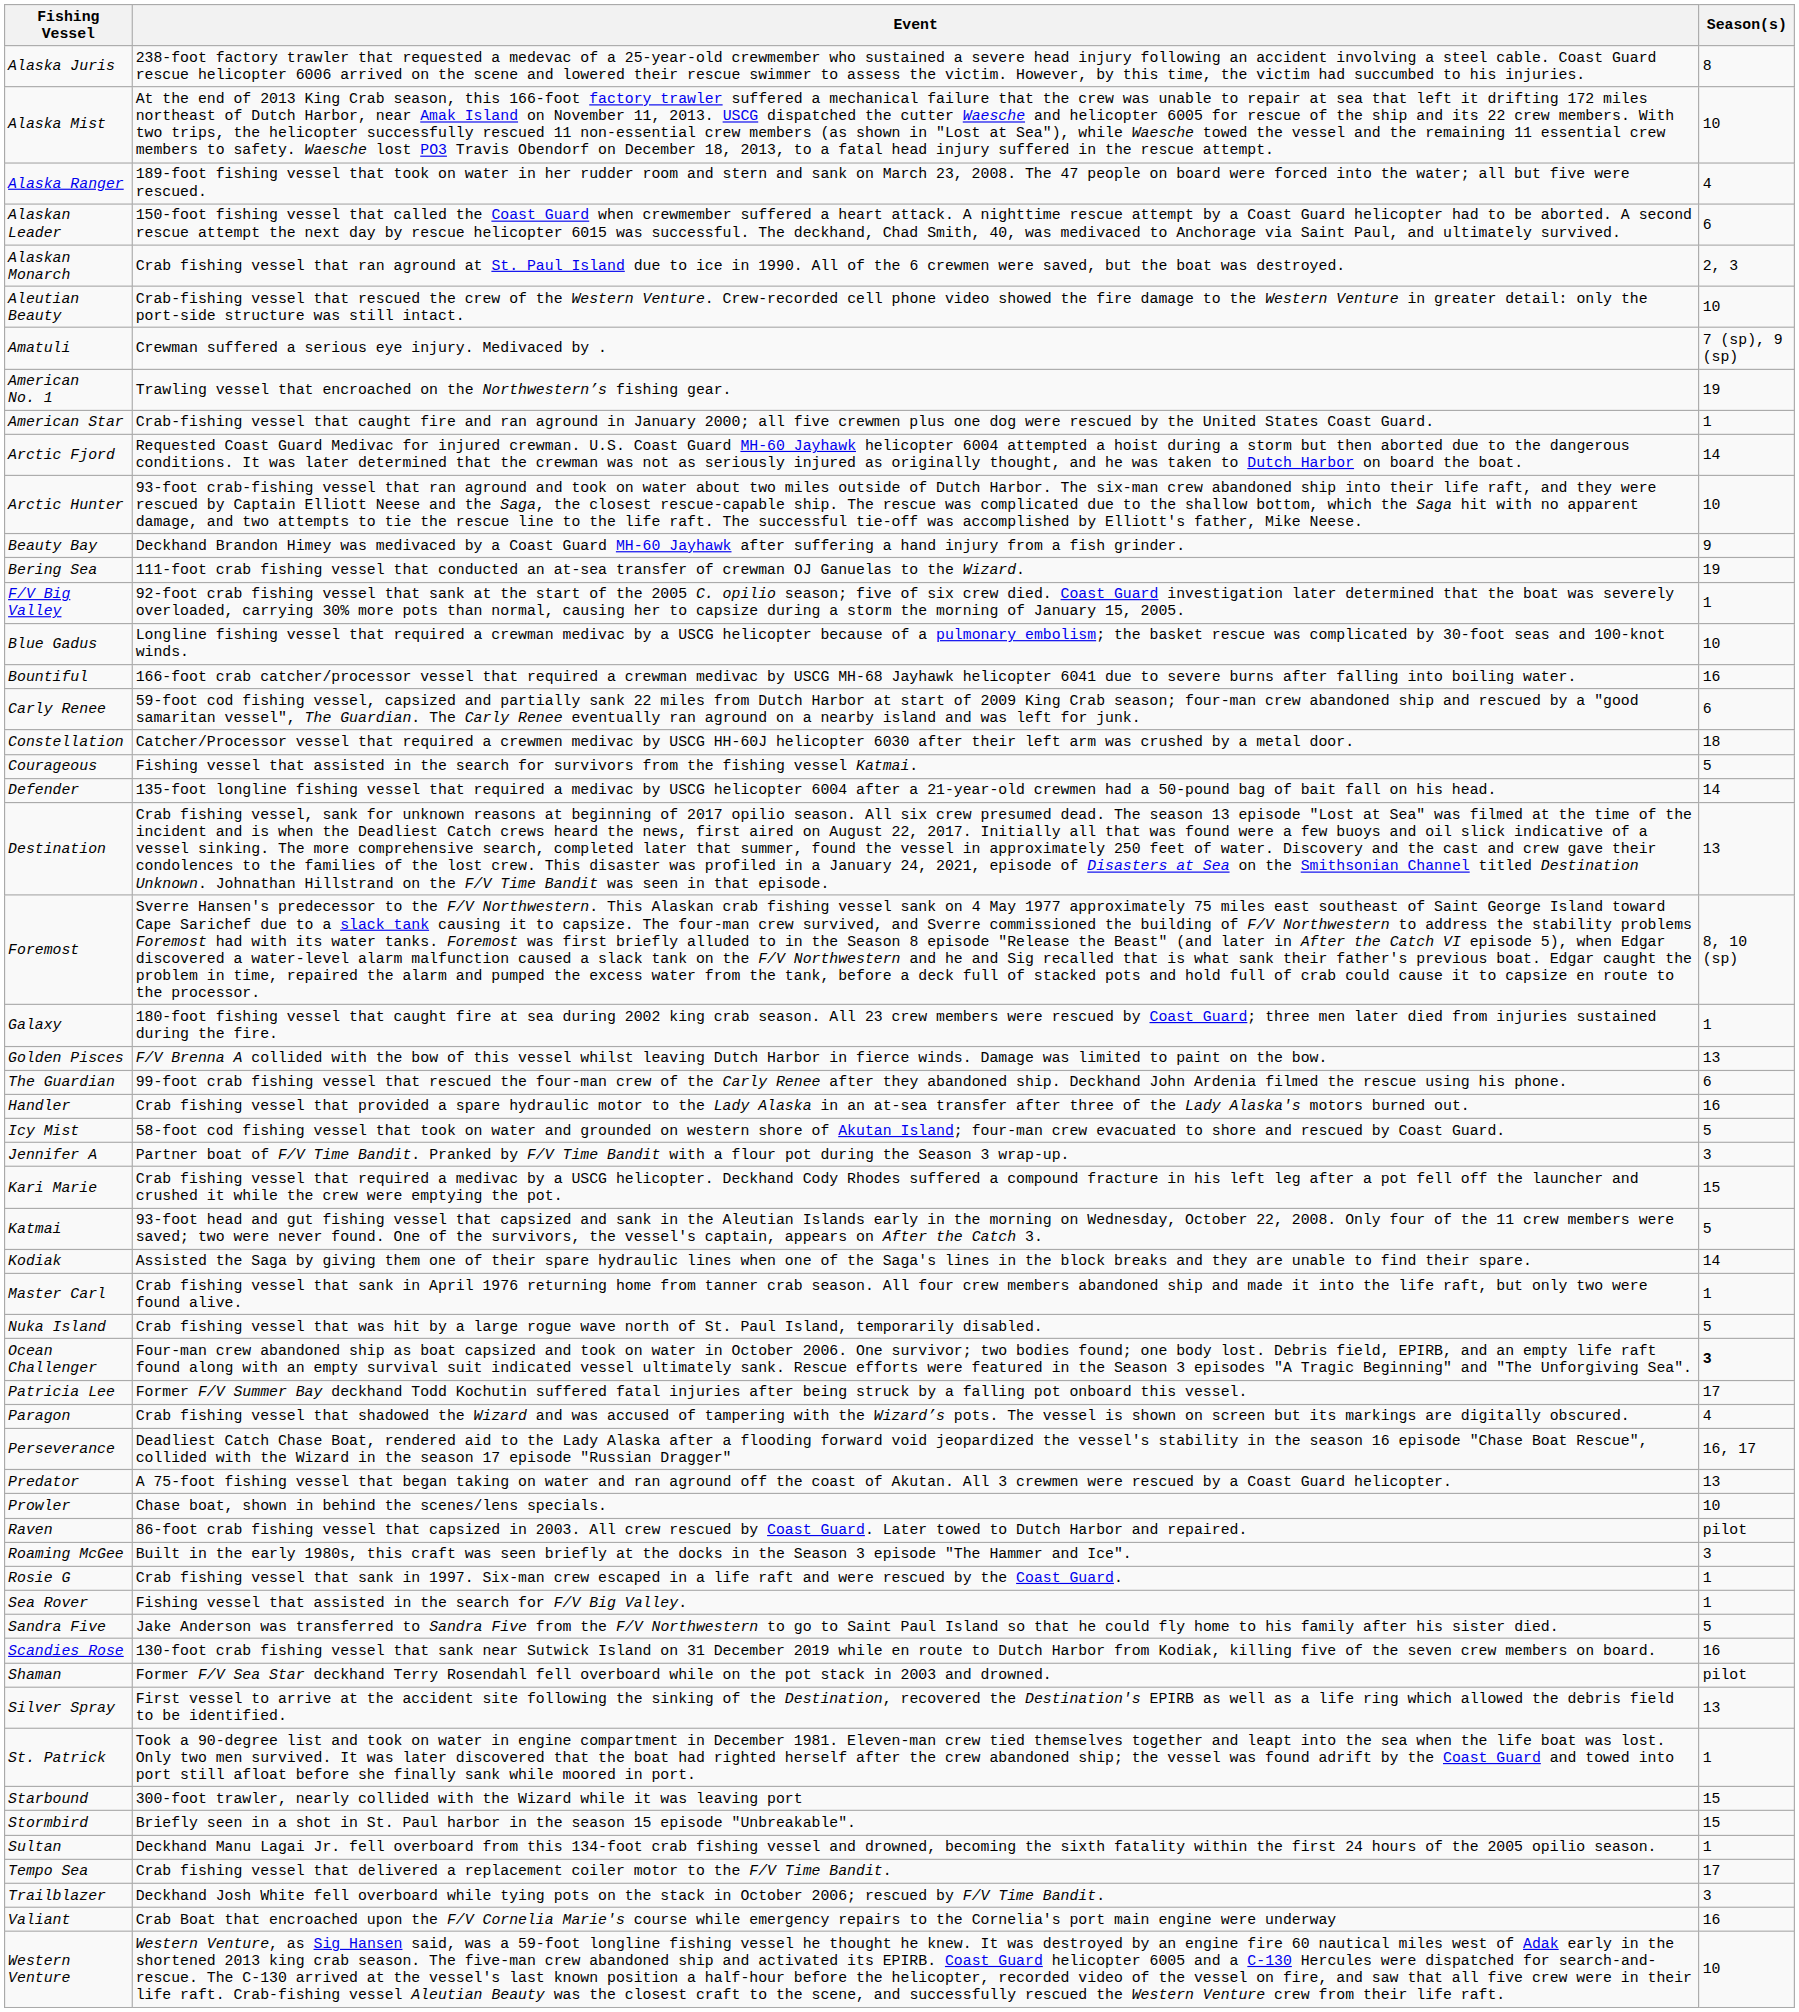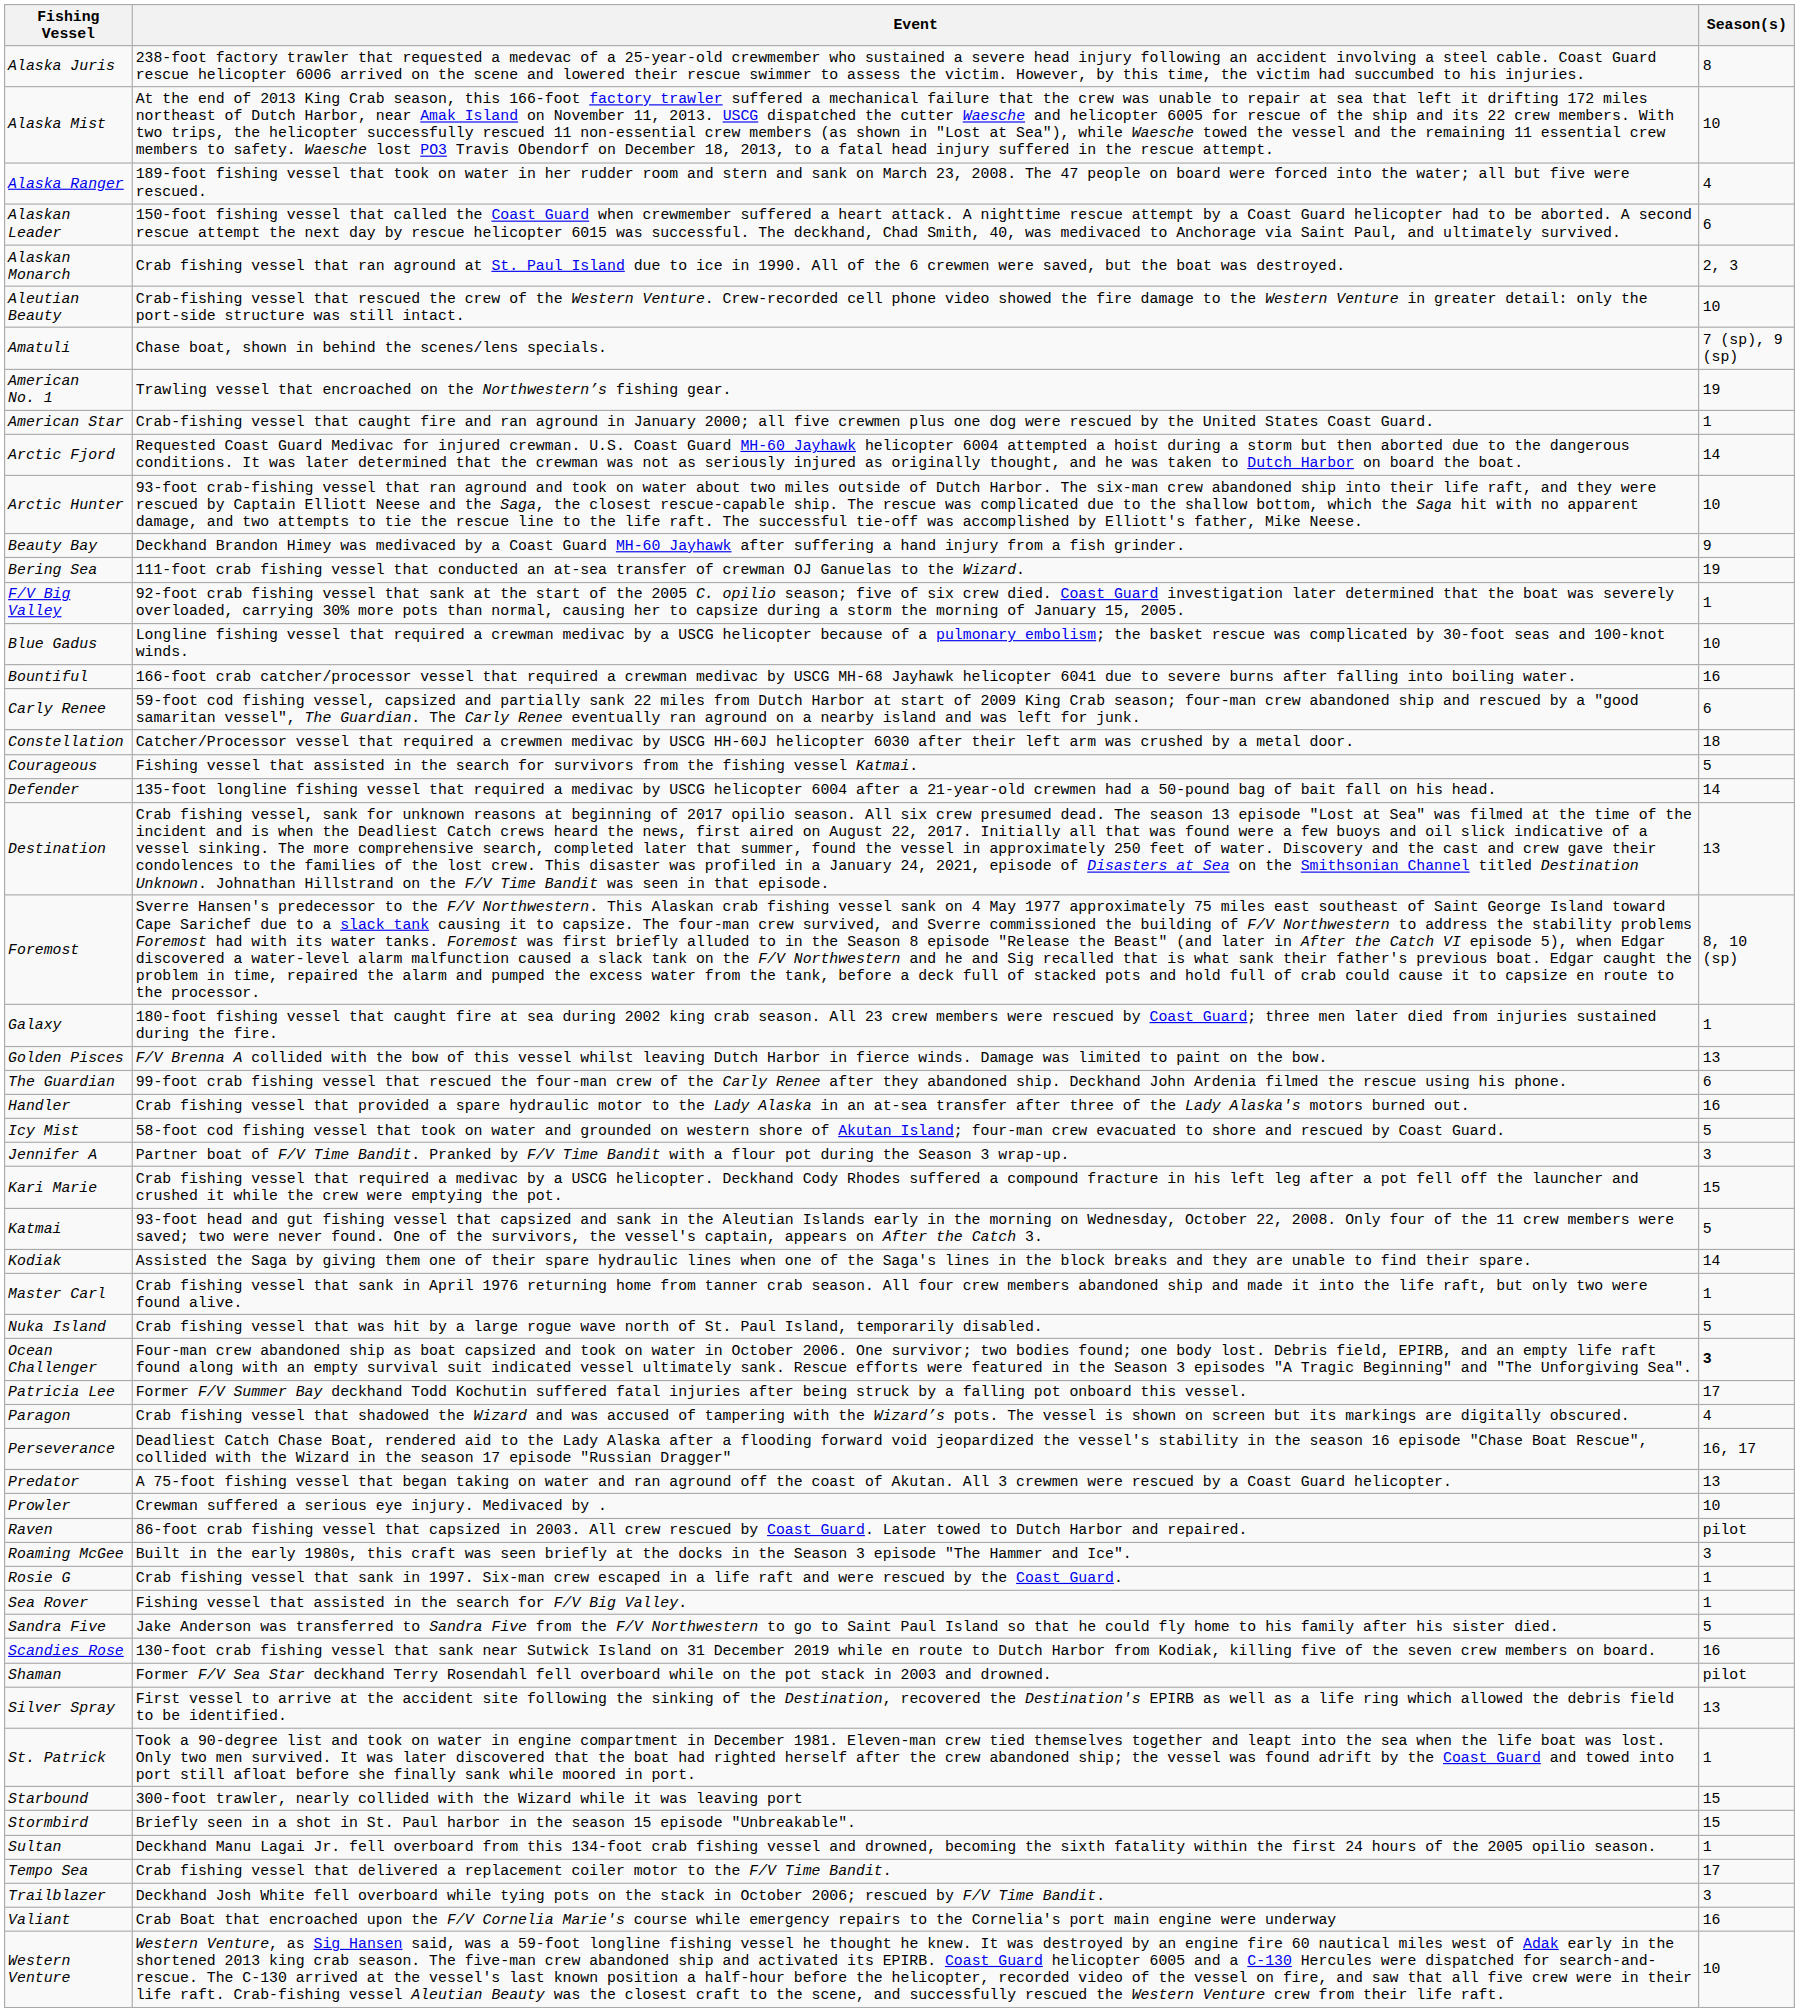(371, 348) Crewman suffered a serious eye injury. Medivaced by . -> (371, 348) Chase boat, shown in behind the scenes/lens specials.
(371, 1506) Chase boat, shown in behind the scenes/lens specials. -> (371, 1506) Crewman suffered a serious eye injury. Medivaced by .
